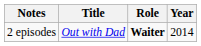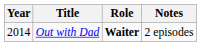columns swapped: (182, 13) <-> (32, 13)
